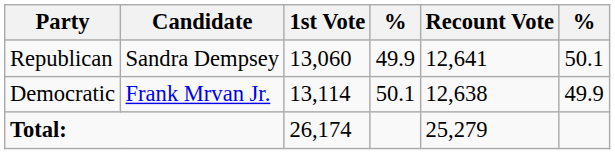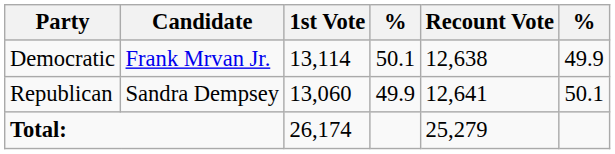rows swapped: (63, 93) <-> (61, 58)
